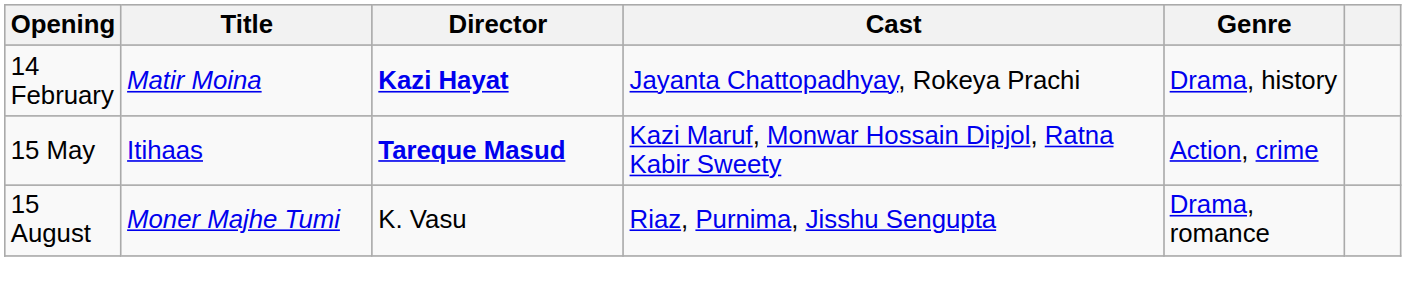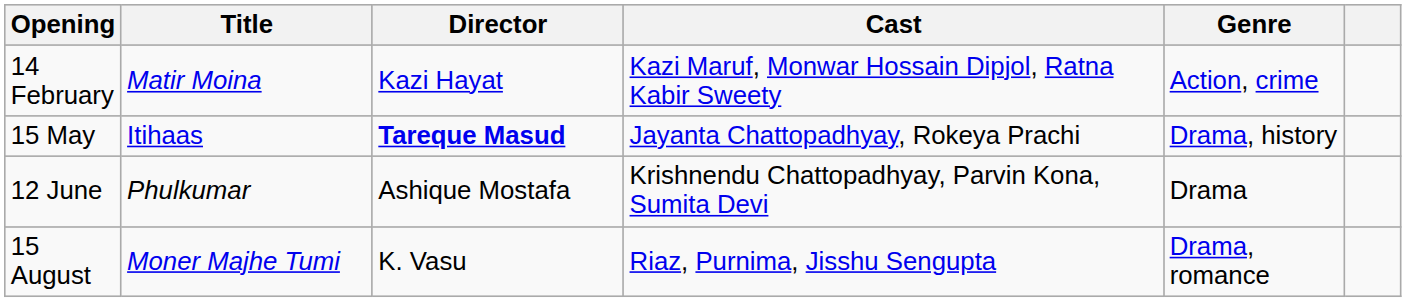(443, 80) bold -> (441, 80) normal
(855, 80) Jayanta Chattopadhyay, Rokeya Prachi -> (872, 80) Kazi Maruf, Monwar Hossain Dipjol, Ratna Kabir Sweety
(1253, 80) Drama, history -> (1244, 80) Action, crime
(872, 150) Kazi Maruf, Monwar Hossain Dipjol, Ratna Kabir Sweety -> (855, 135) Jayanta Chattopadhyay, Rokeya Prachi
(1244, 150) Action, crime -> (1253, 135) Drama, history
+ row: (57, 190)
